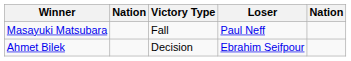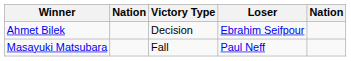rows swapped: (57, 30) <-> (36, 47)
